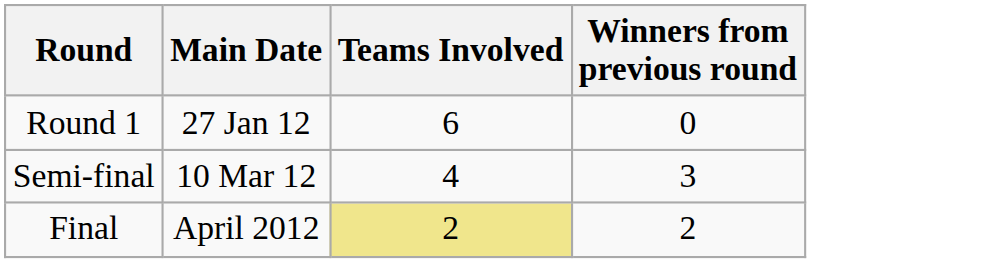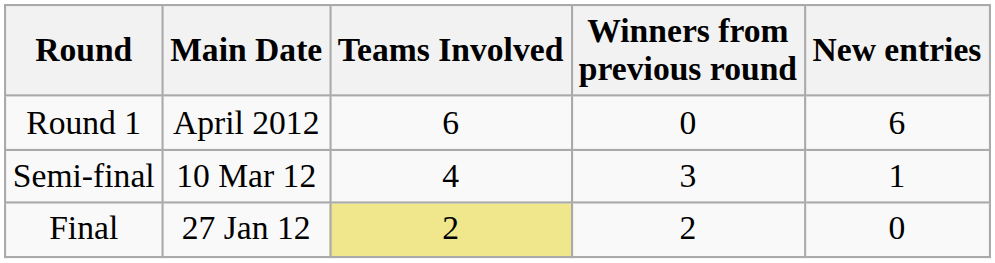+ column: (897, 50)
(246, 122) 27 Jan 12 -> (246, 122) April 2012
(246, 228) April 2012 -> (246, 228) 27 Jan 12
